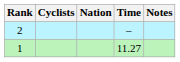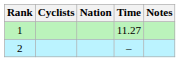rows swapped: (20, 48) <-> (20, 30)
